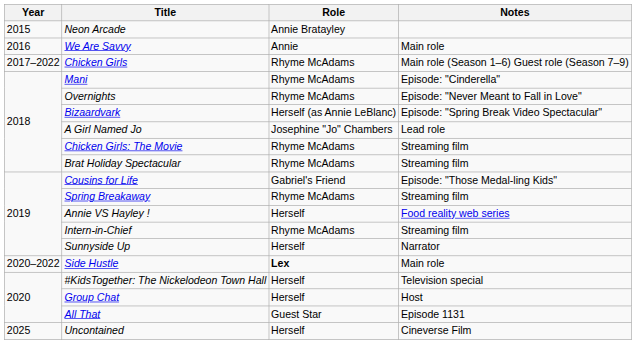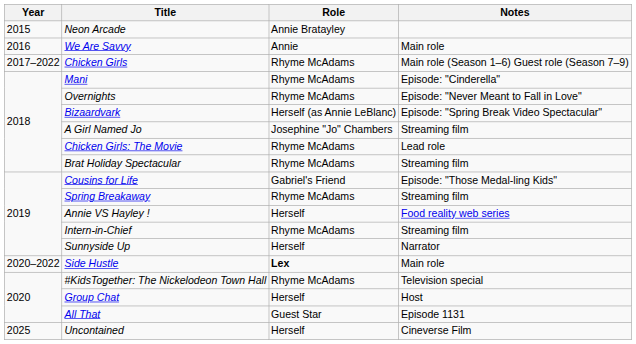(423, 130) Lead role -> (435, 130) Streaming film
(435, 146) Streaming film -> (423, 146) Lead role
(288, 280) Herself -> (313, 280) Rhyme McAdams
